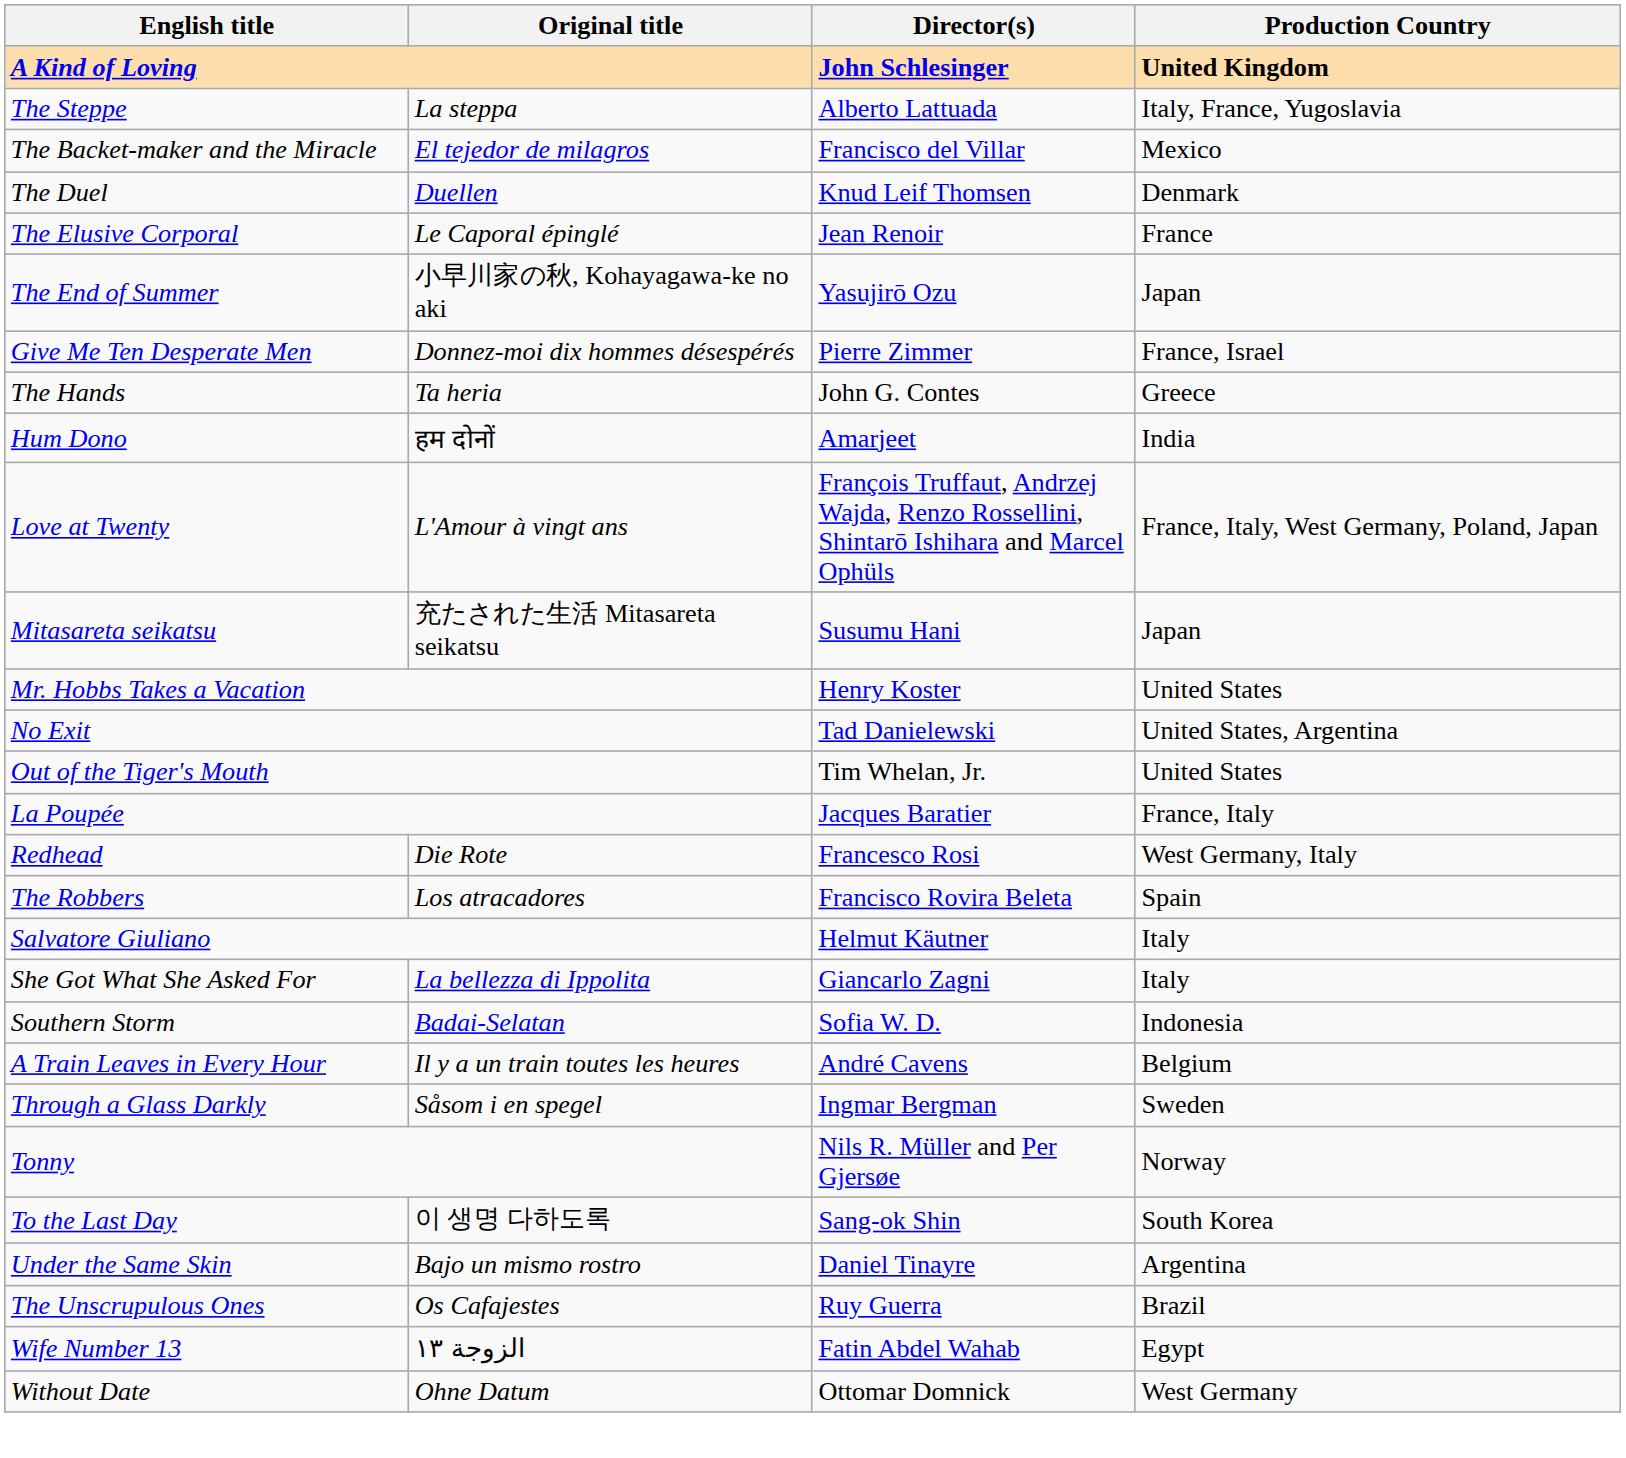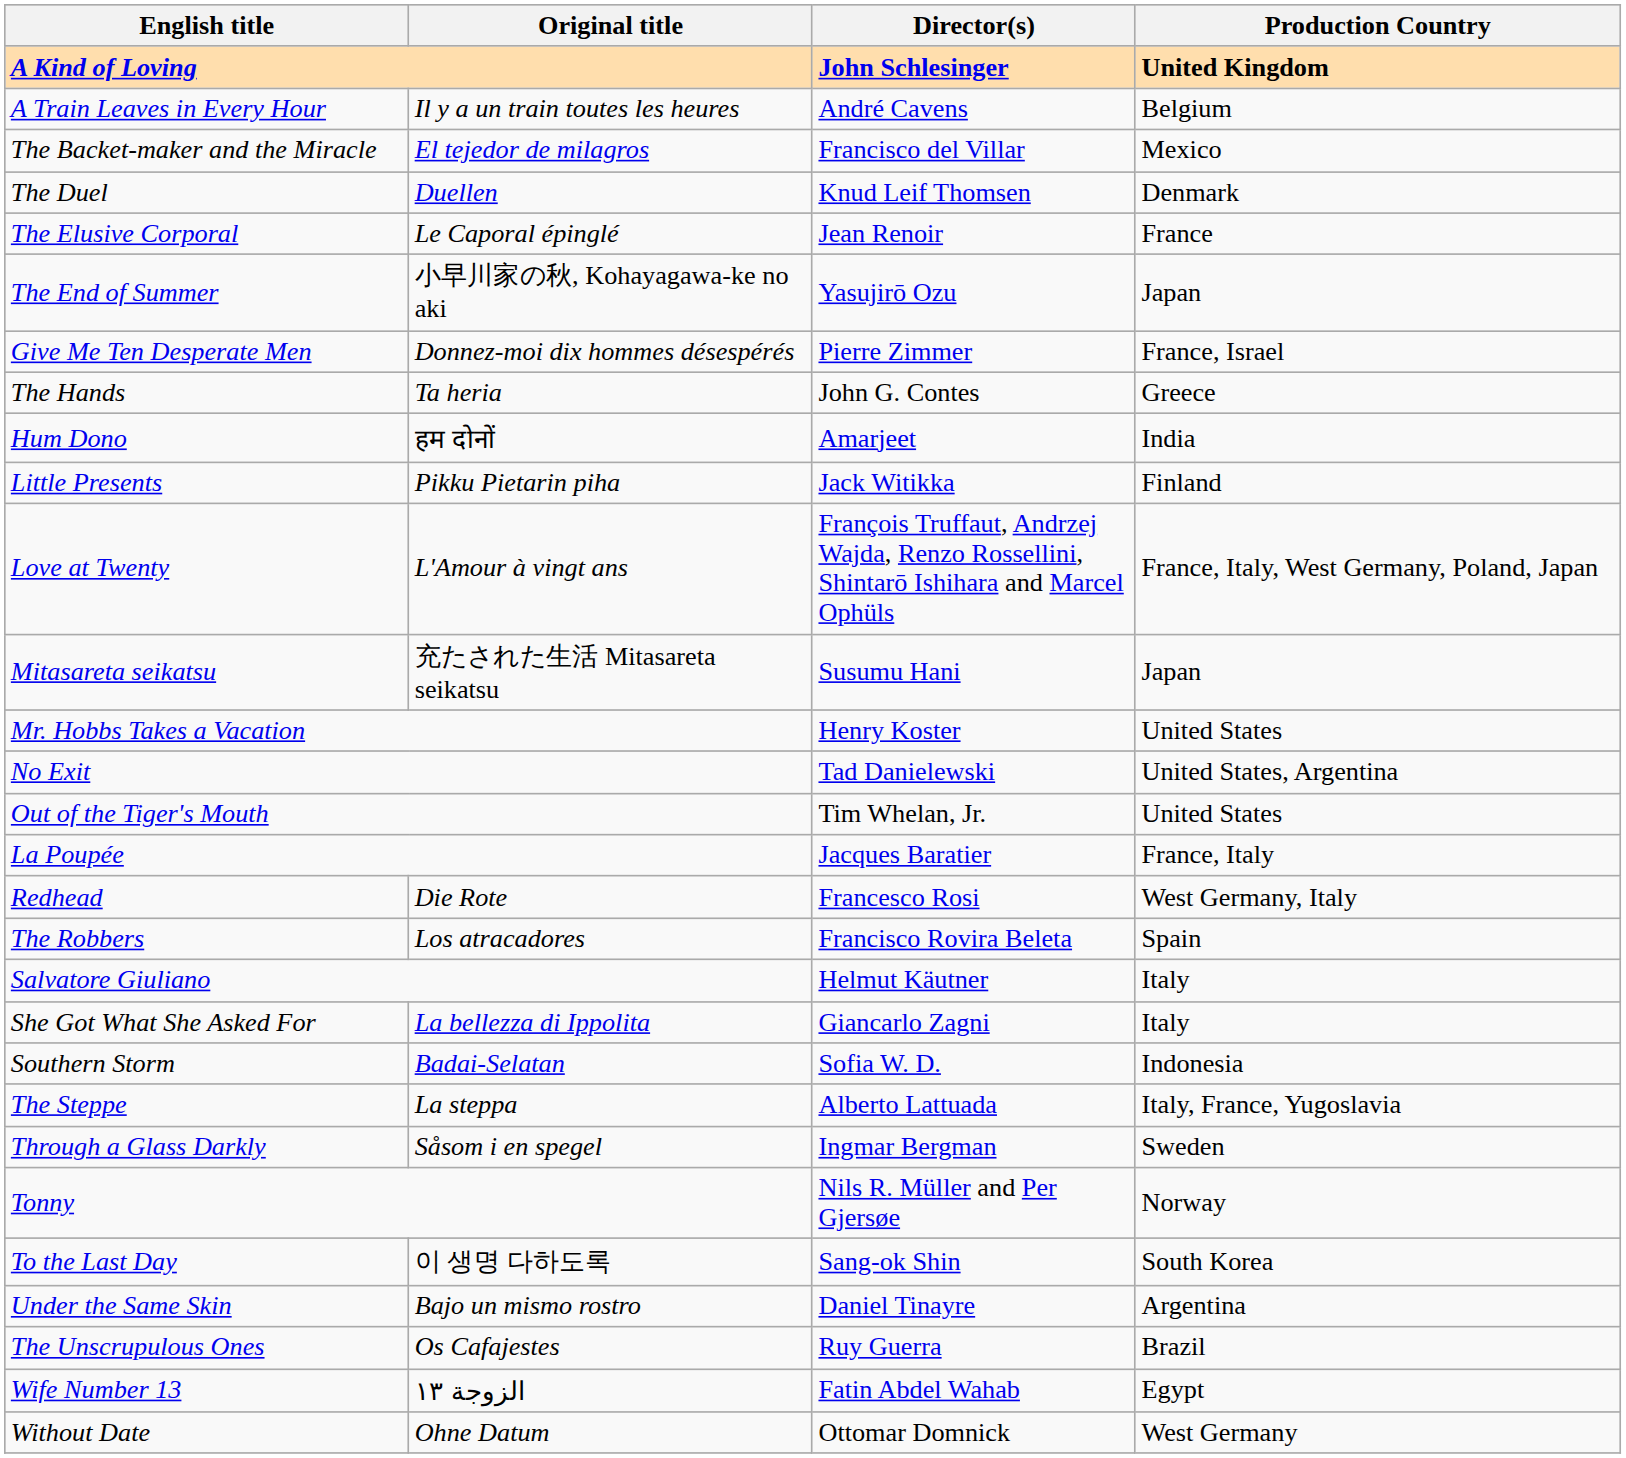rows swapped: (168, 1063) <-> (69, 108)
+ row: (87, 482)
